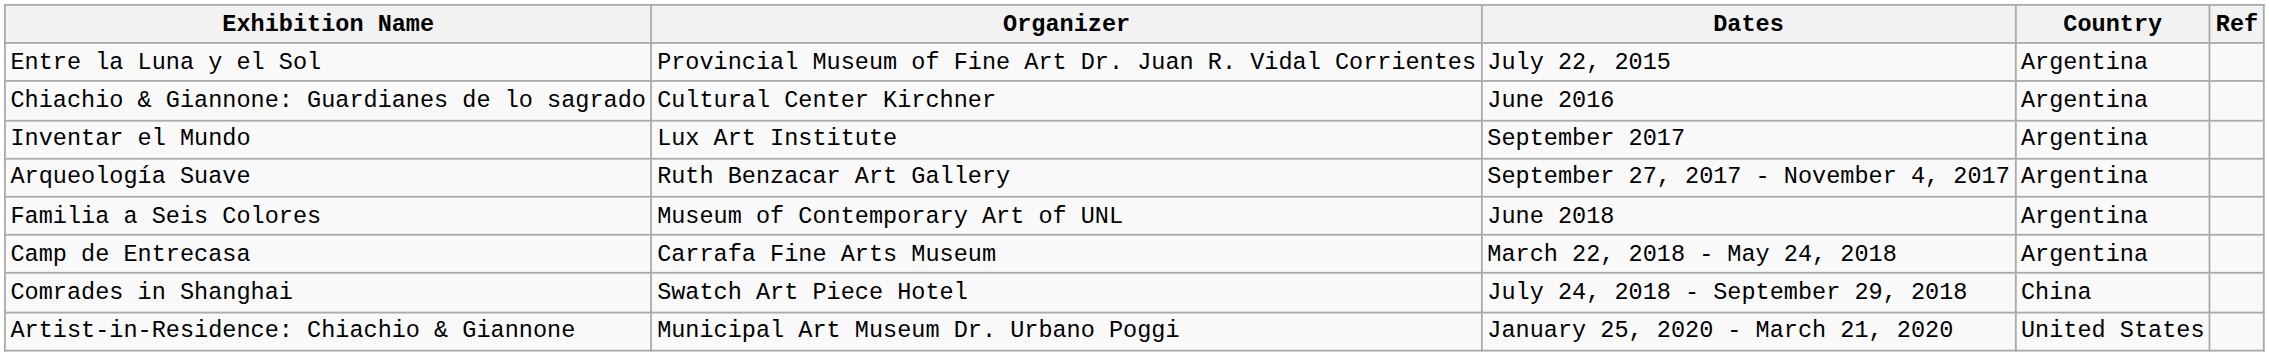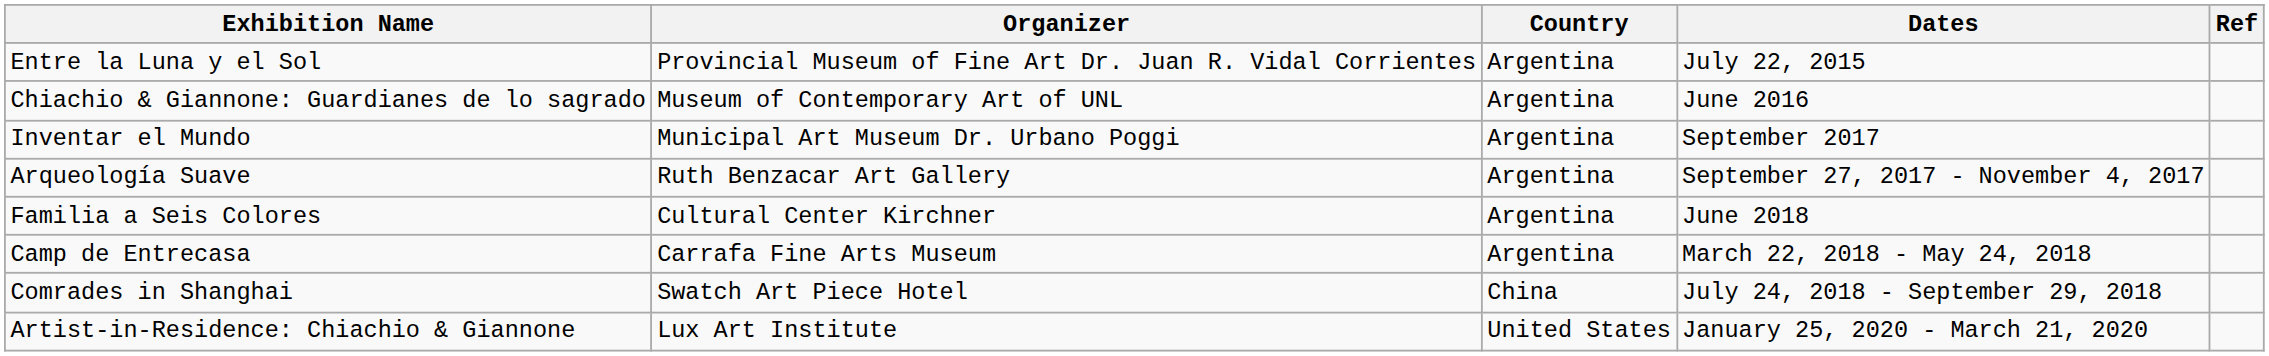columns swapped: (2113, 24) <-> (1749, 24)
(827, 101) Cultural Center Kirchner -> (890, 101) Museum of Contemporary Art of UNL
(777, 139) Lux Art Institute -> (918, 139) Municipal Art Museum Dr. Urbano Poggi
(890, 216) Museum of Contemporary Art of UNL -> (827, 216) Cultural Center Kirchner
(918, 331) Municipal Art Museum Dr. Urbano Poggi -> (777, 331) Lux Art Institute
